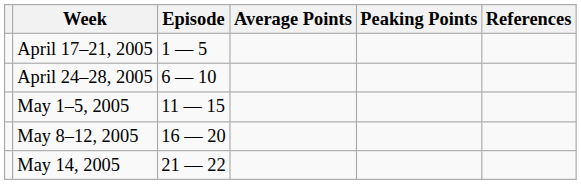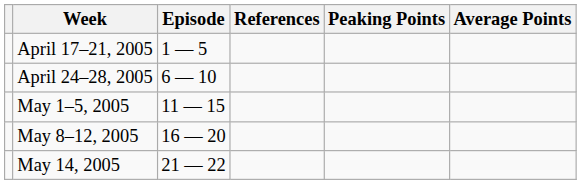columns swapped: (293, 19) <-> (529, 19)
